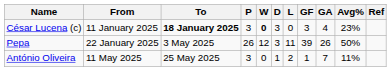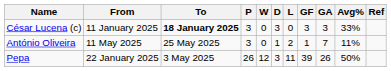(264, 27) bold -> (264, 27) normal
(325, 27) 4 -> (325, 27) 3
(351, 27) 23% -> (351, 27) 33%
rows swapped: (18, 43) <-> (41, 58)
